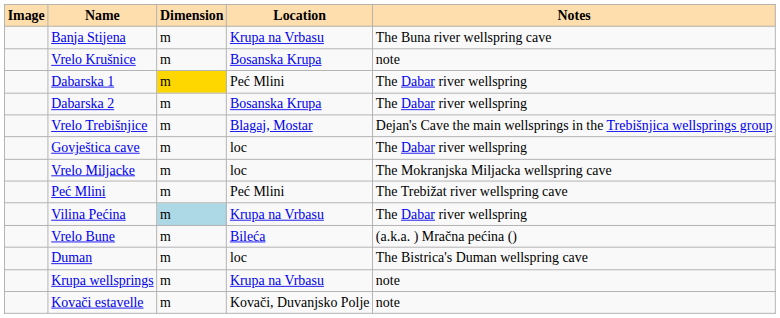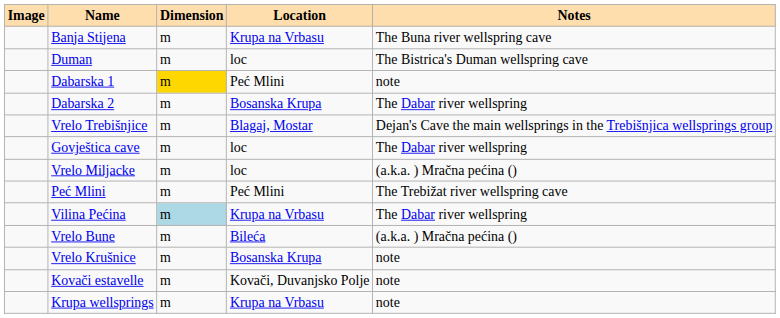rows swapped: (72, 258) <-> (93, 59)
(451, 81) The Dabar river wellspring -> (388, 81) note
(494, 170) The Mokranjska Miljacka wellspring cave -> (446, 170) (a.k.a. ) Mračna pećina ()
rows swapped: (102, 280) <-> (97, 302)
